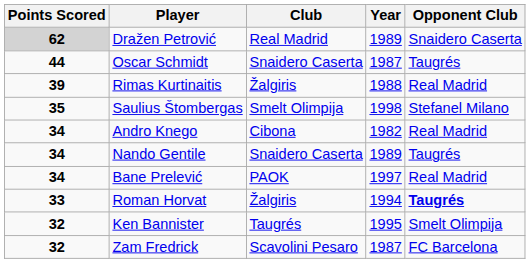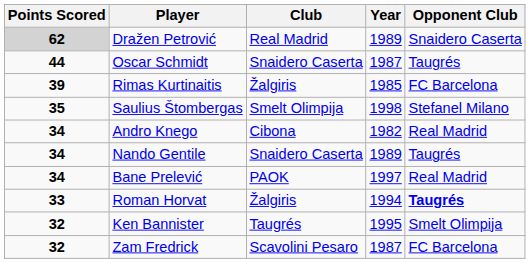(386, 85) 1988 -> (386, 85) 1985
(448, 85) Real Madrid -> (453, 85) FC Barcelona
